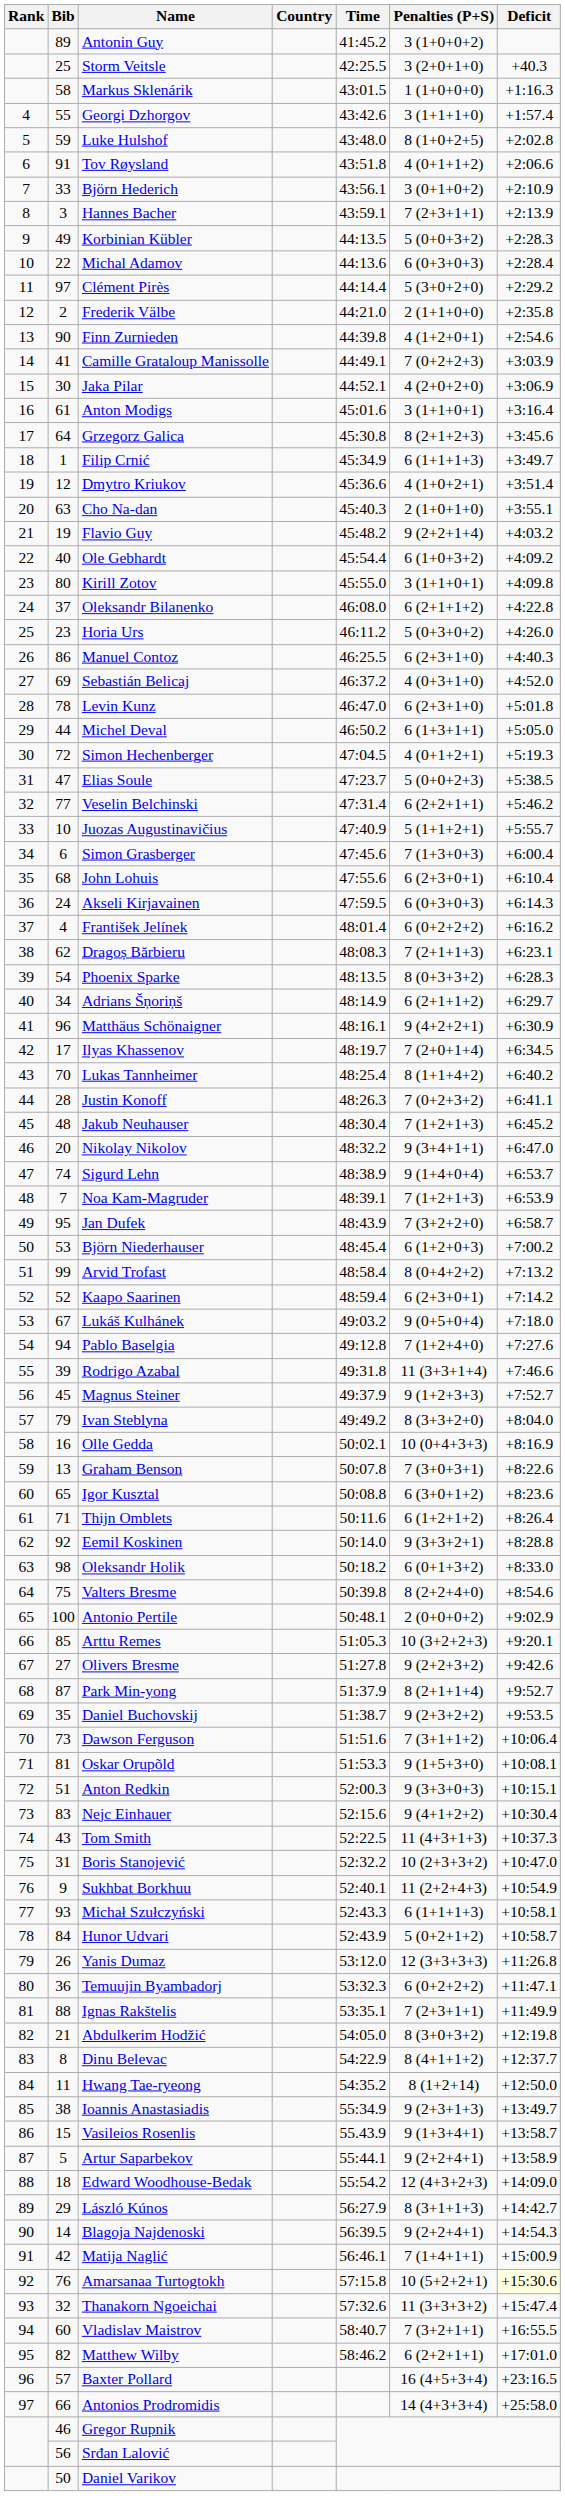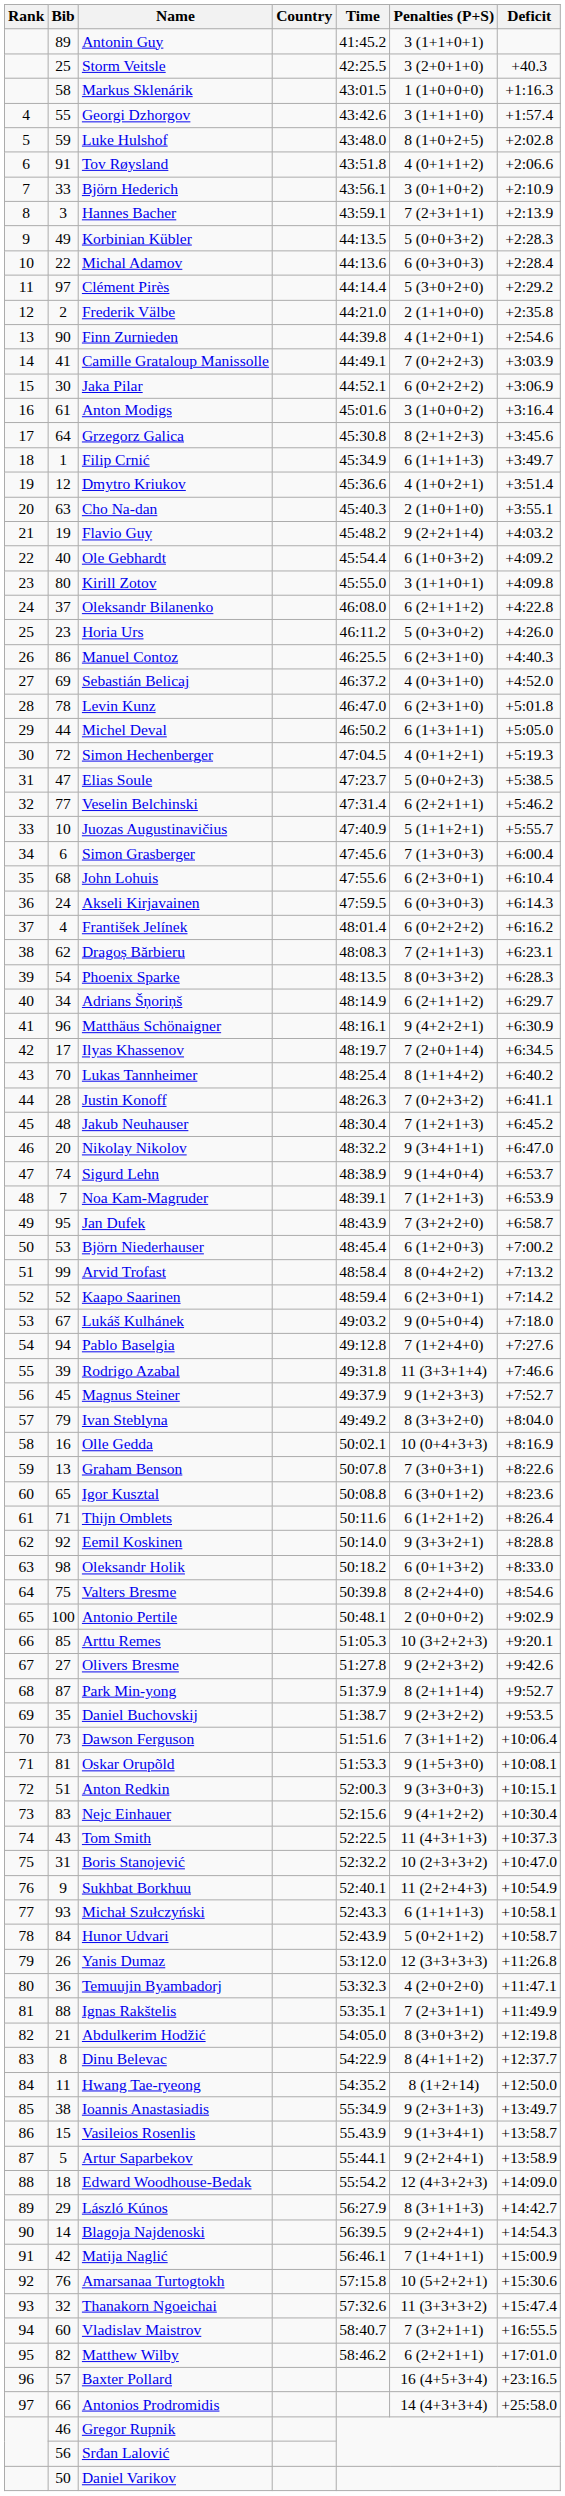(444, 41) 3 (1+0+0+2) -> (444, 41) 3 (1+1+0+1)
(444, 386) 4 (2+0+2+0) -> (444, 386) 6 (0+2+2+2)
(444, 410) 3 (1+1+0+1) -> (444, 410) 3 (1+0+0+2)
(444, 1985) 6 (0+2+2+2) -> (444, 1985) 4 (2+0+2+0)
(529, 2281) lightyellow background -> (529, 2281) no background
